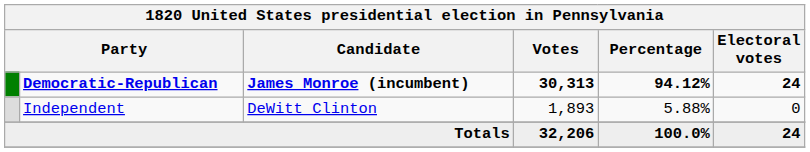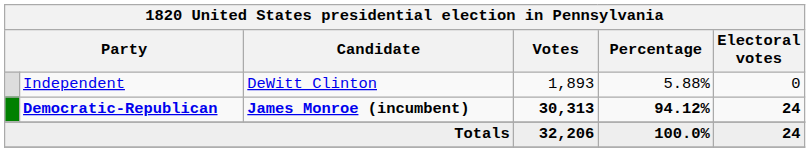rows swapped: (120, 85) <-> (74, 110)
